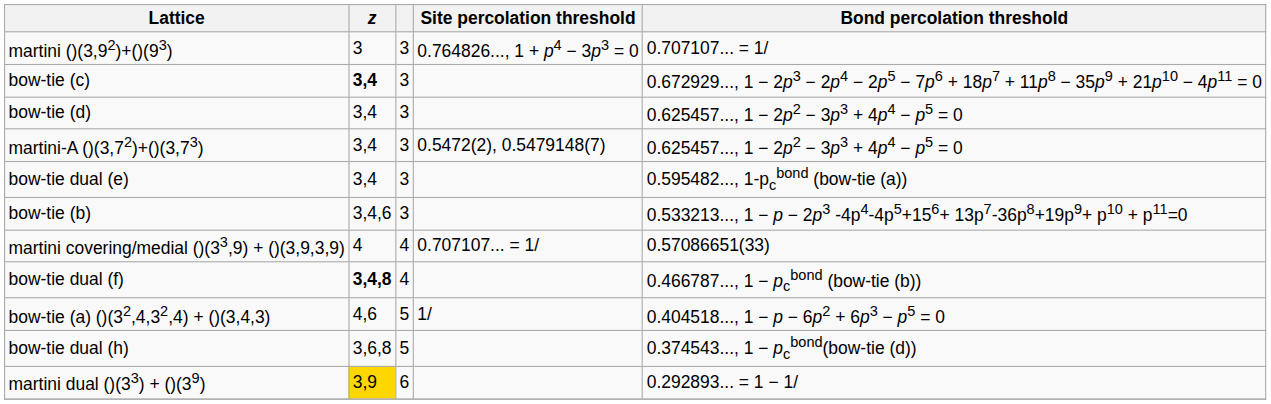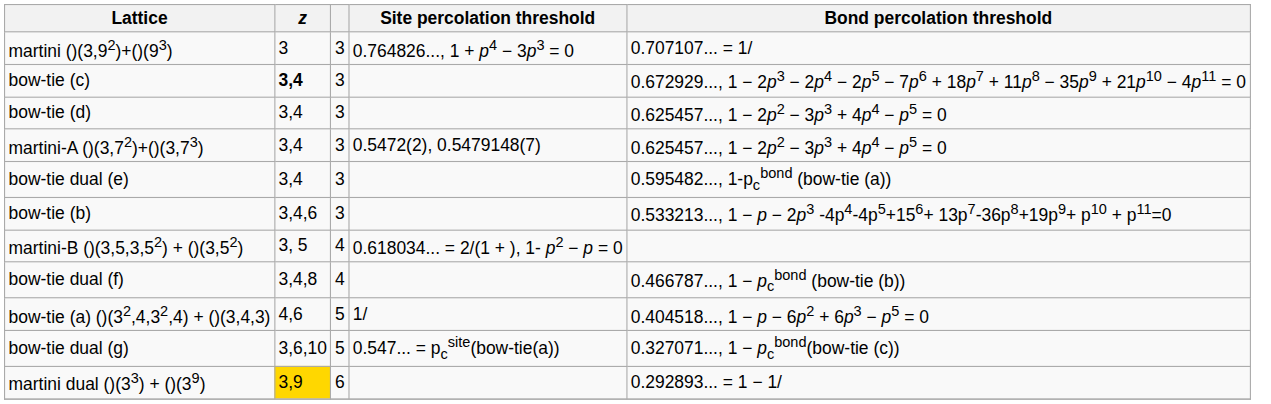- row: (177, 246)
+ row: (126, 246)
(372, 280) bold -> (298, 280) normal
- row: (69, 348)
+ row: (69, 348)
